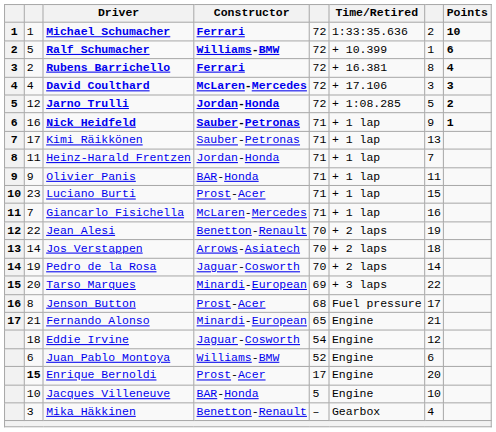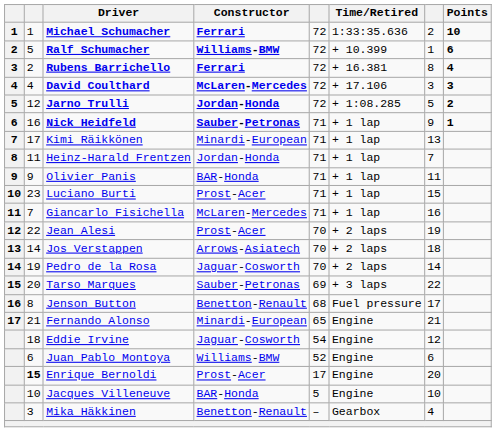(248, 140) Sauber-Petronas -> (252, 140) Minardi-European
(252, 231) Benetton-Renault -> (231, 231) Prost-Acer
(252, 285) Minardi-European -> (248, 285) Sauber-Petronas
(231, 303) Prost-Acer -> (252, 303) Benetton-Renault
